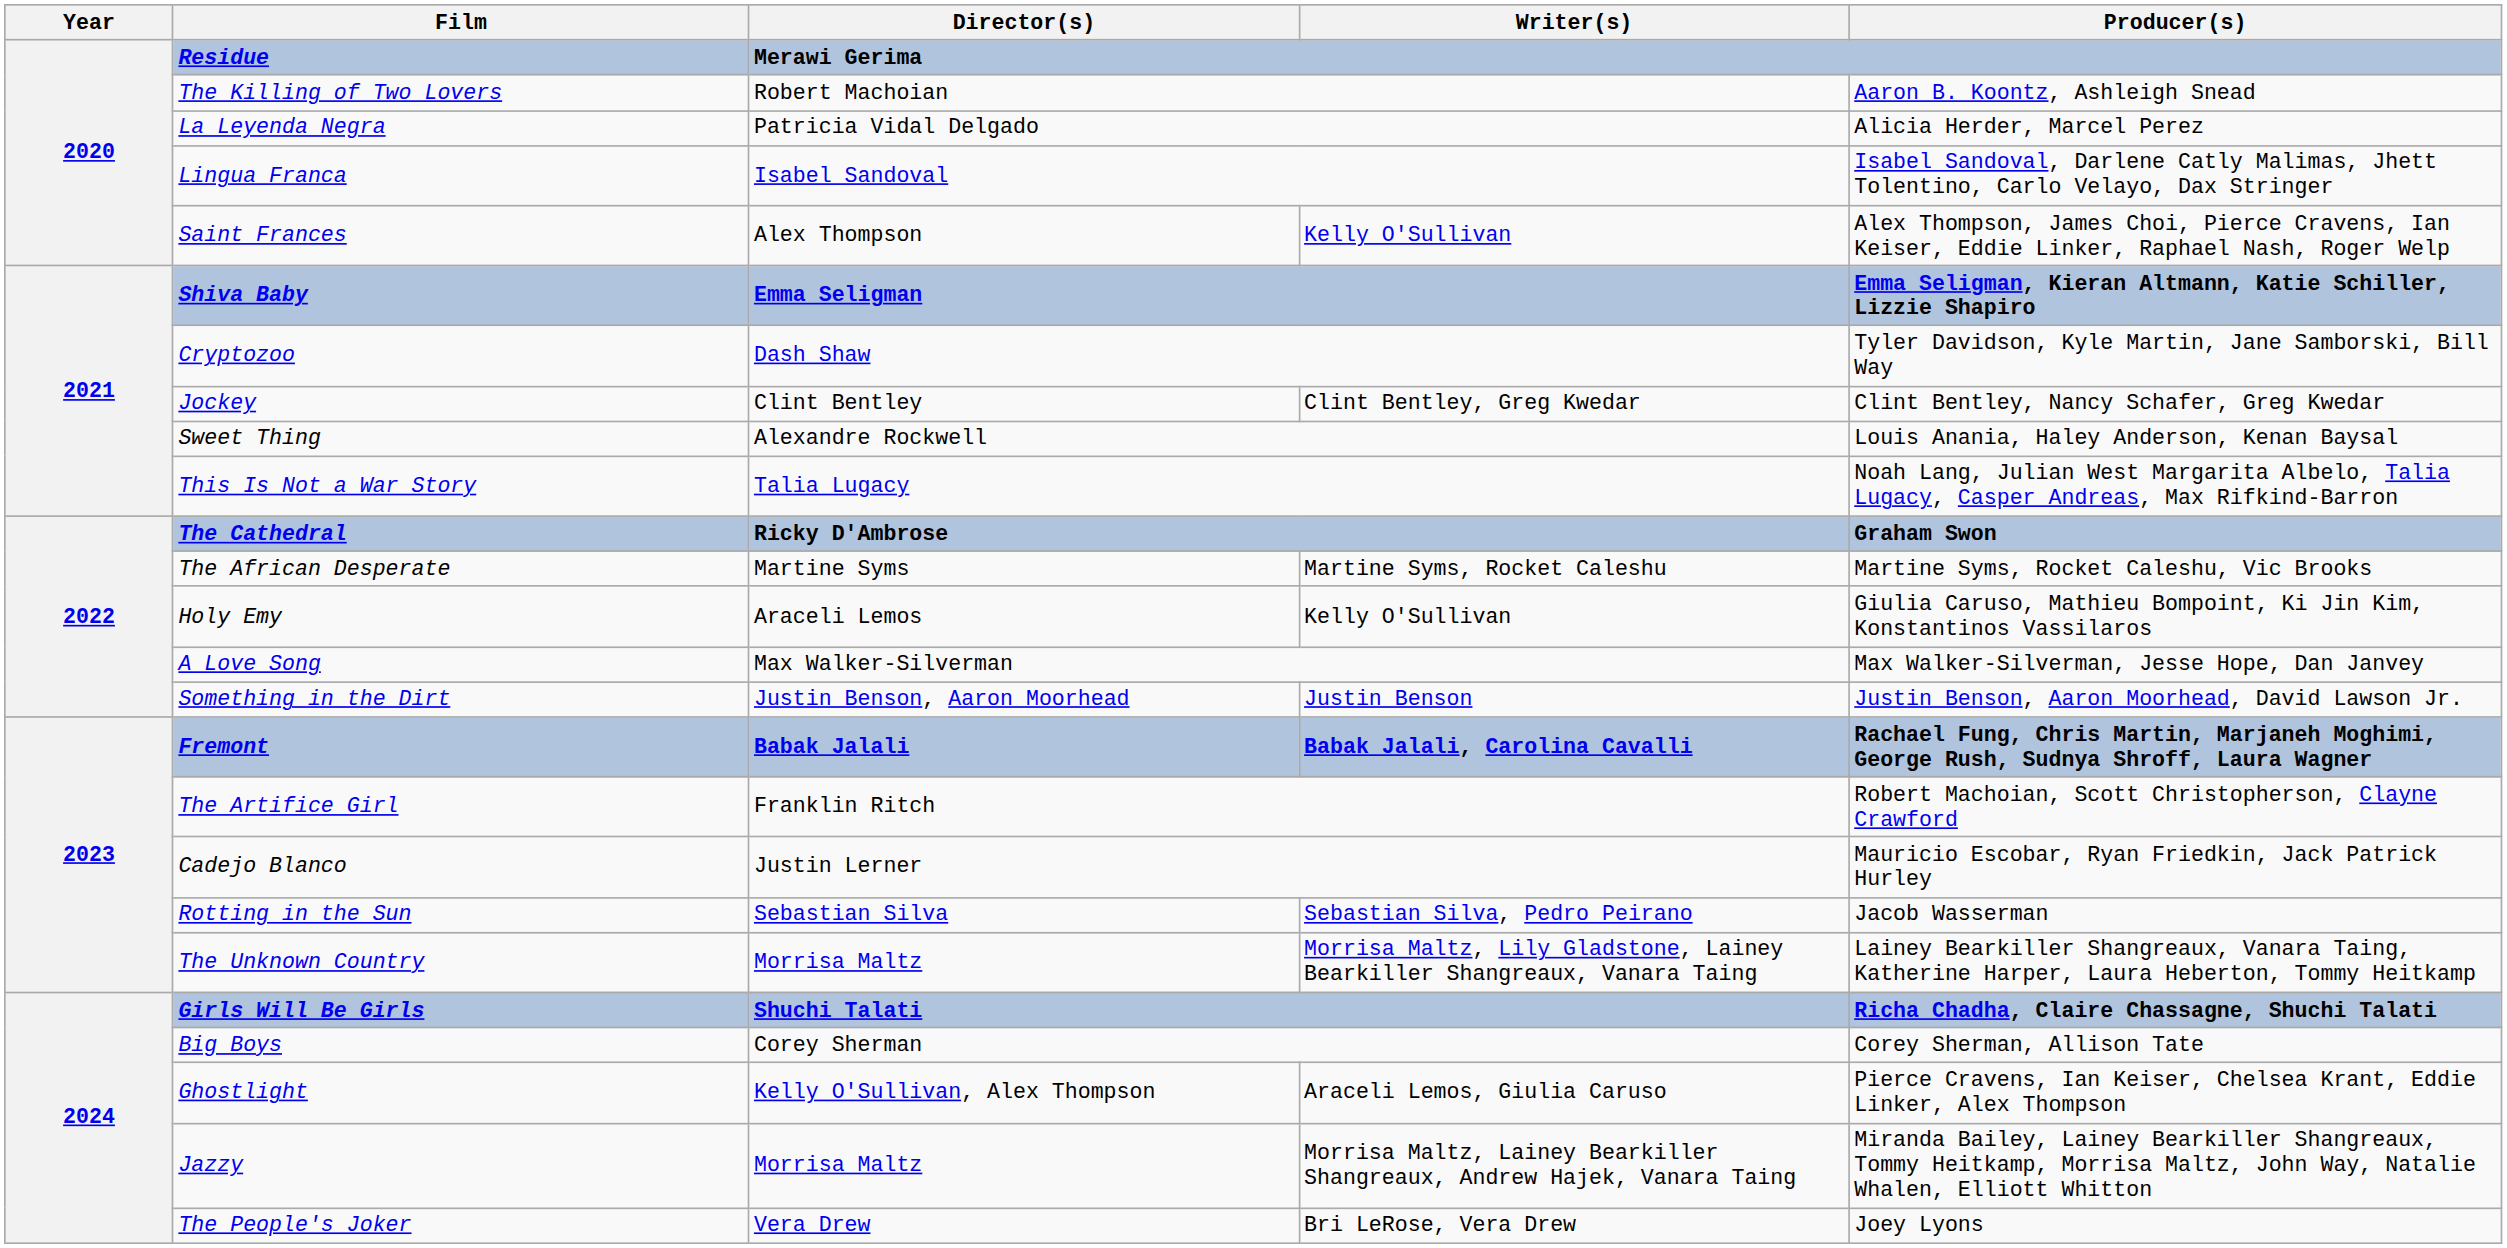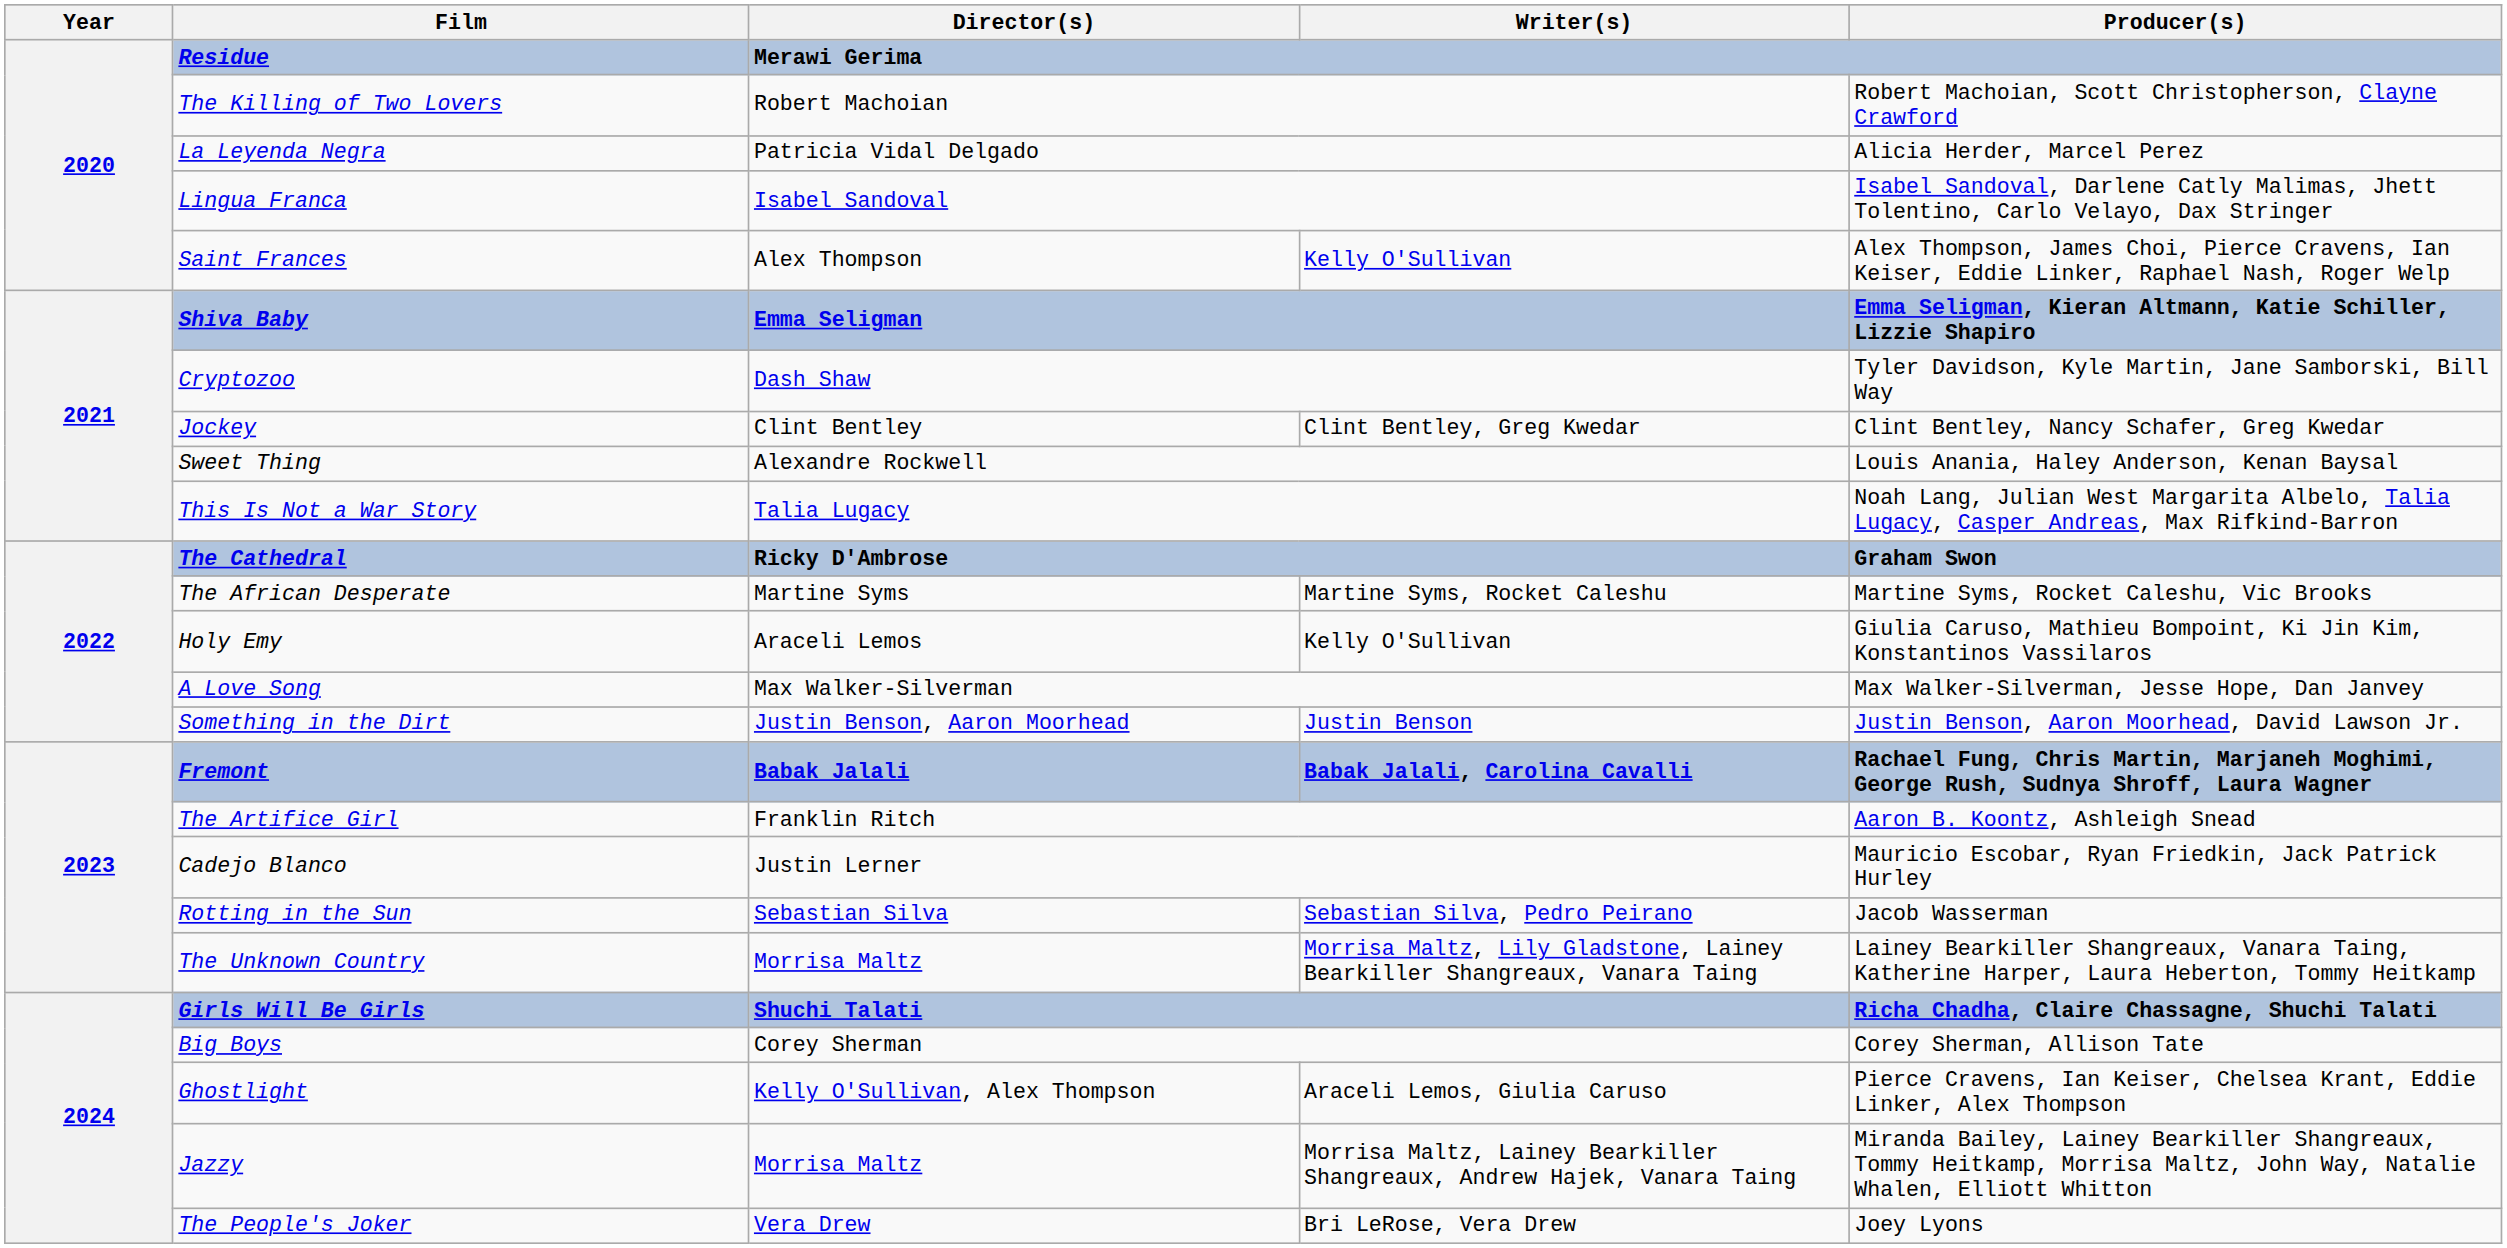(2055, 93) Aaron B. Koontz, Ashleigh Snead -> (2146, 105) Robert Machoian, Scott Christopherson, Clayne Crawford
(2146, 807) Robert Machoian, Scott Christopherson, Clayne Crawford -> (2055, 820) Aaron B. Koontz, Ashleigh Snead
